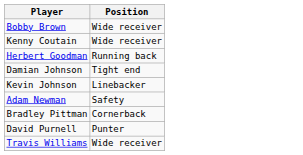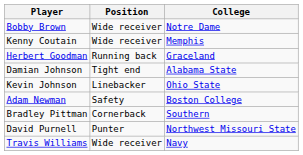+ column: (231, 12)
